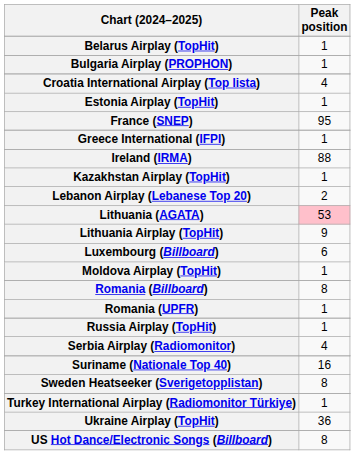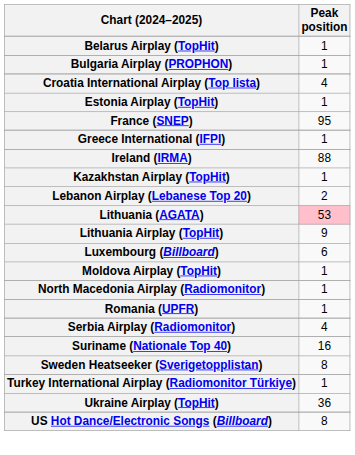+ row: (152, 290)
- row: (152, 290)
- row: (152, 327)
